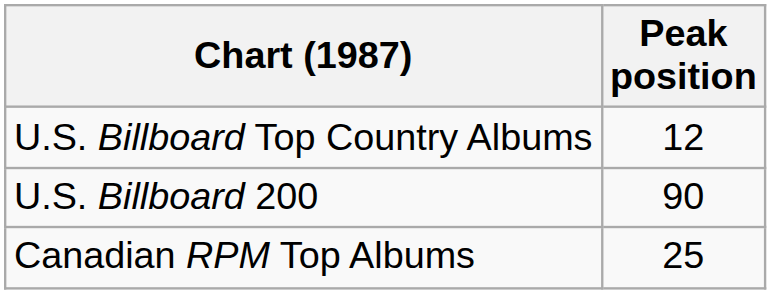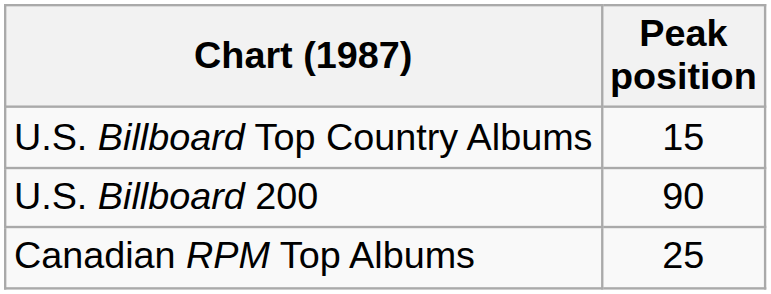(683, 136) 12 -> (683, 136) 15
